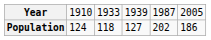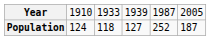(161, 28) 202 -> (161, 28) 252
(189, 28) 186 -> (189, 28) 187
